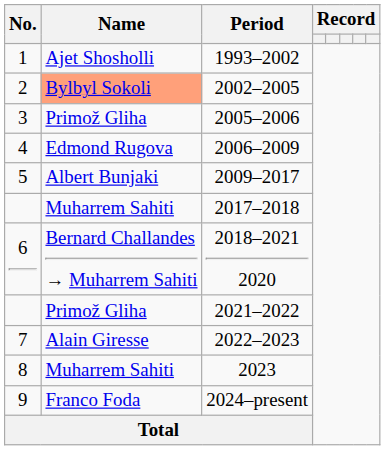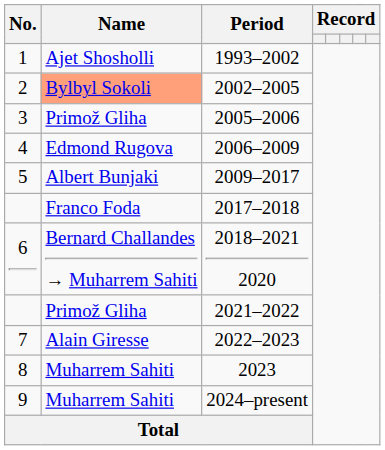(110, 207) Muharrem Sahiti -> (93, 207) Franco Foda
(93, 400) Franco Foda -> (110, 400) Muharrem Sahiti
